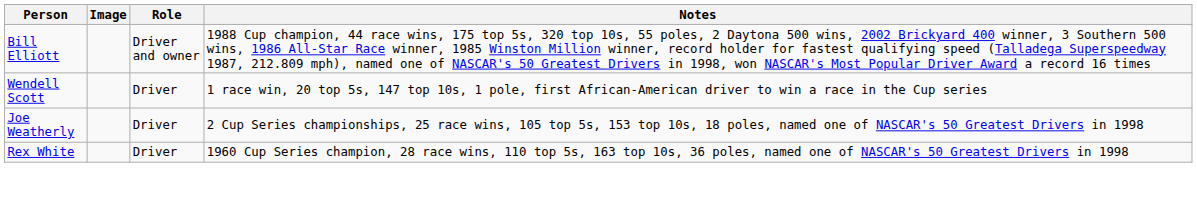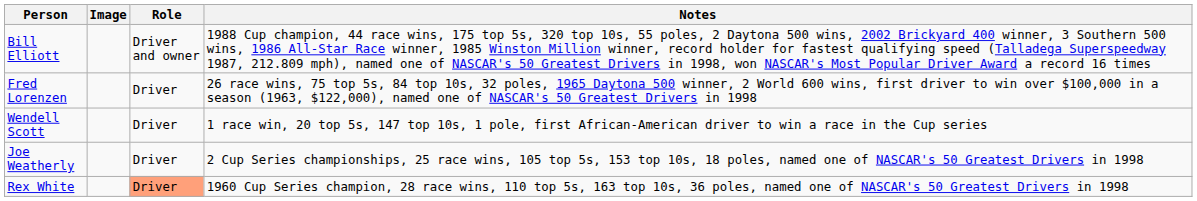+ row: (37, 90)
(155, 152) no background -> (155, 186) lightsalmon background
